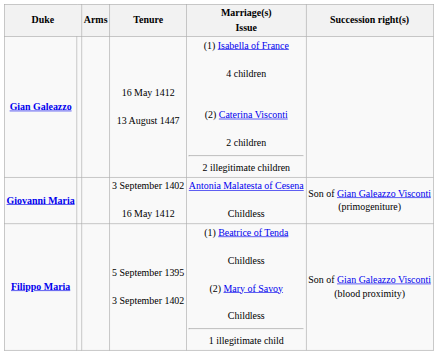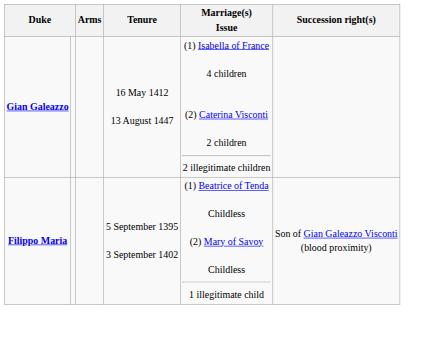- row: (41, 200)
